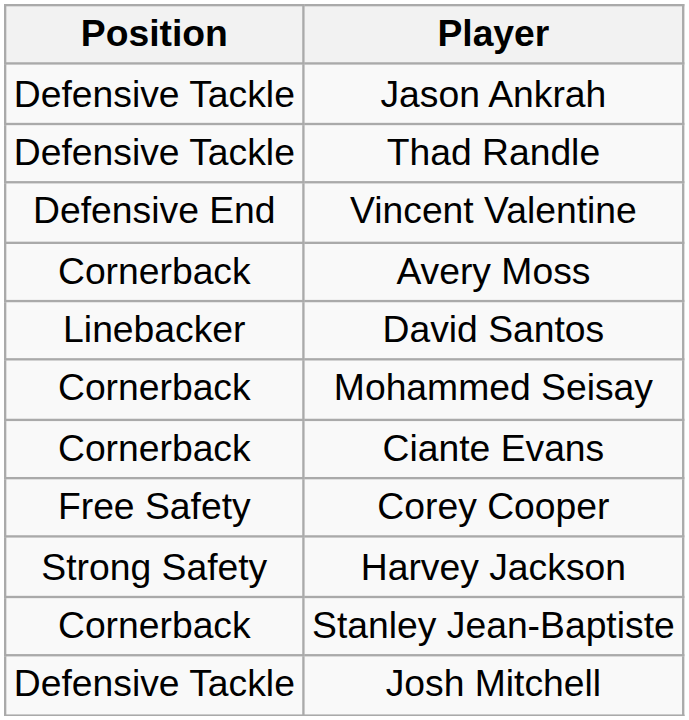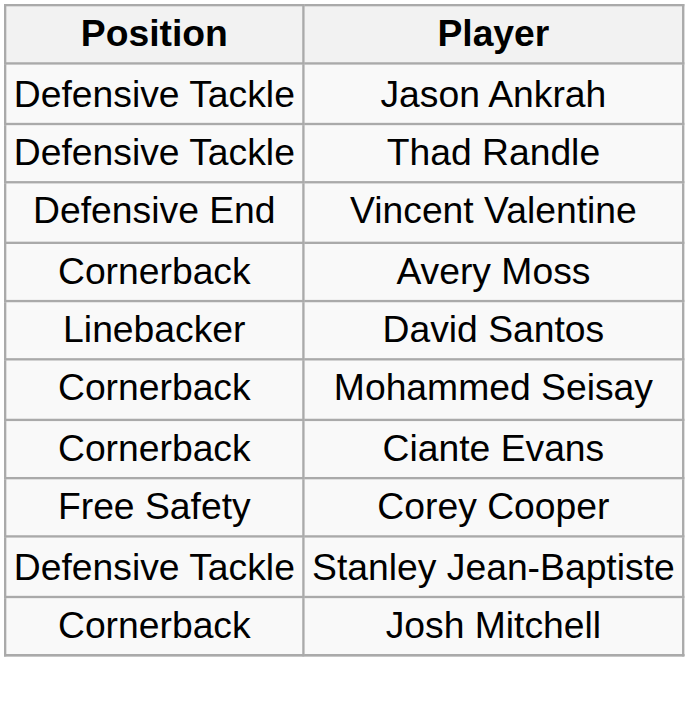- row: (493, 566)
(154, 625) Cornerback -> (154, 566) Defensive Tackle
(154, 684) Defensive Tackle -> (154, 625) Cornerback
